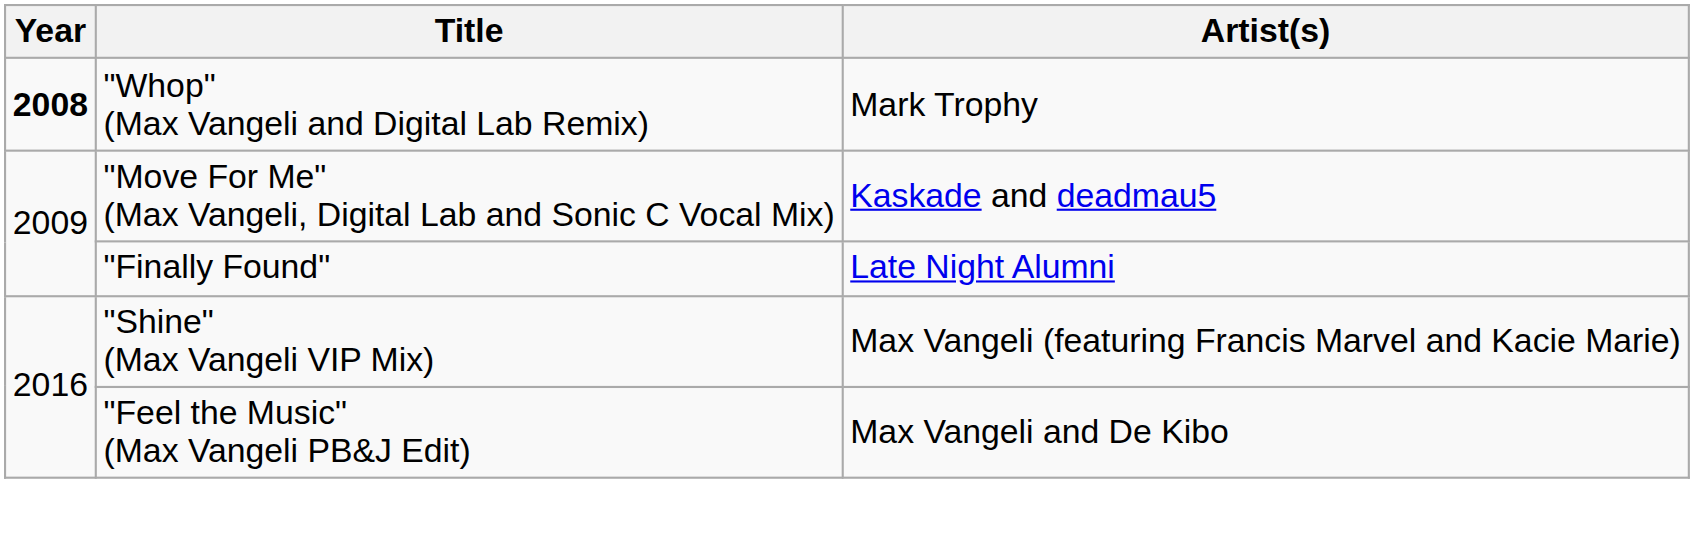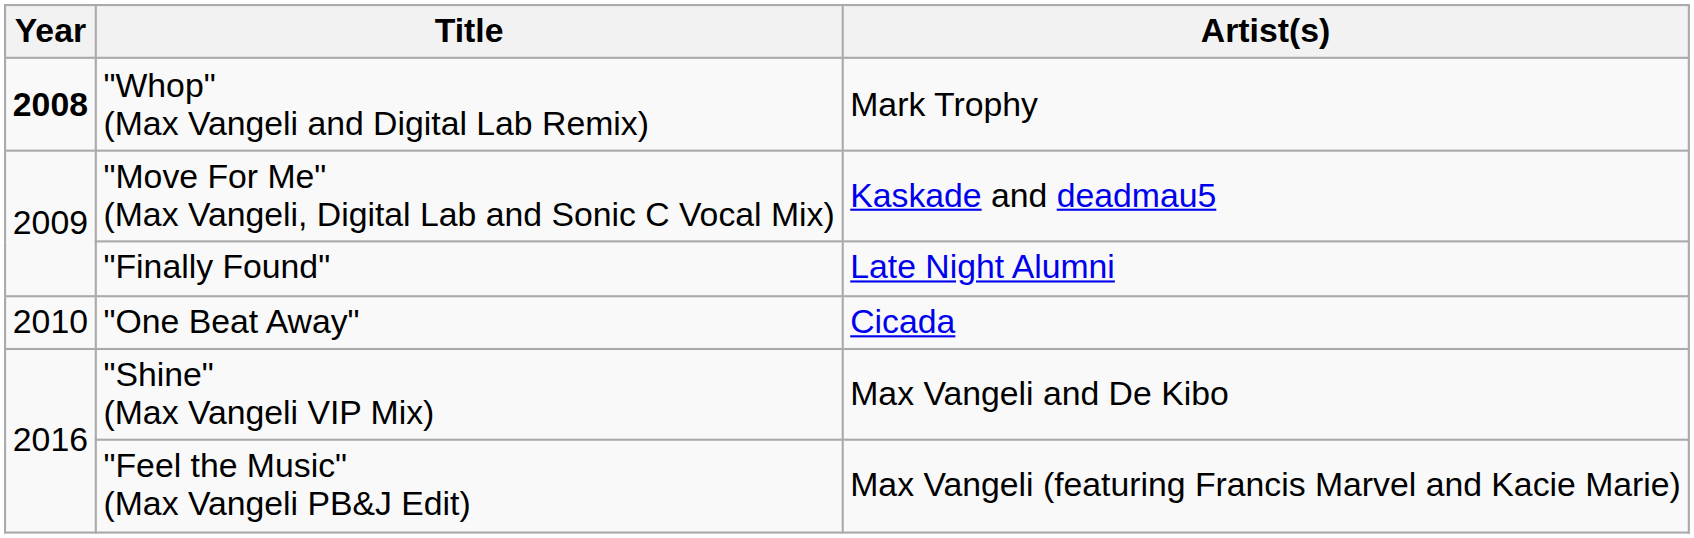+ row: (232, 321)
(1266, 340) Max Vangeli (featuring Francis Marvel and Kacie Marie) -> (1039, 393) Max Vangeli and De Kibo
(1039, 431) Max Vangeli and De Kibo -> (1266, 485) Max Vangeli (featuring Francis Marvel and Kacie Marie)
